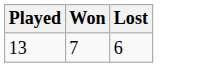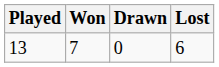+ column: (140, 18)
